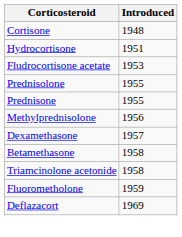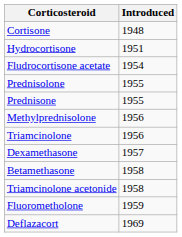(133, 65) 1953 -> (133, 65) 1954
+ row: (39, 135)
